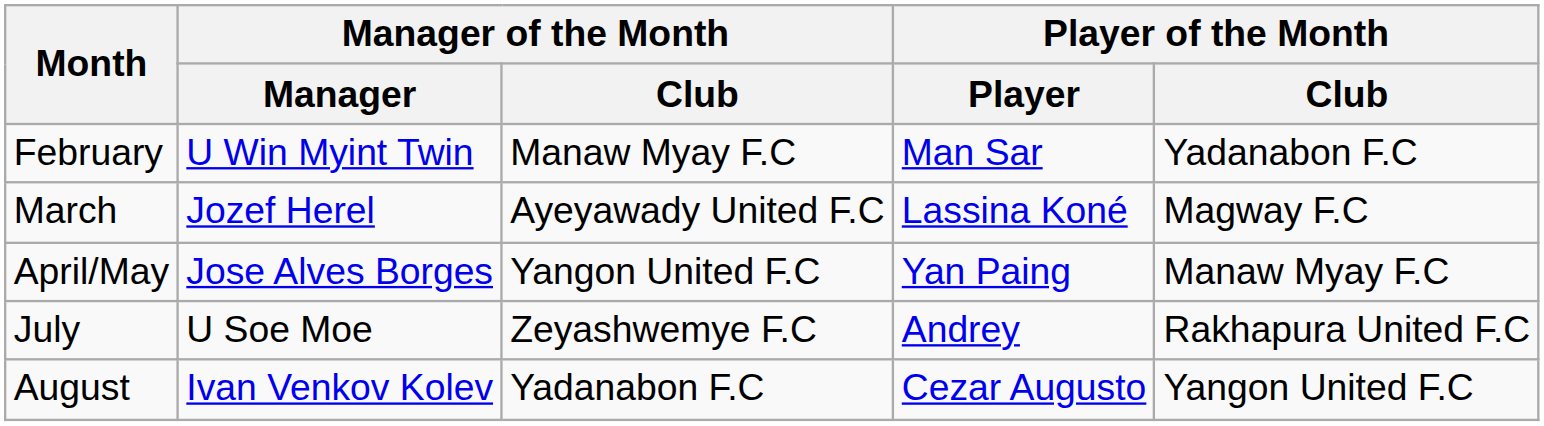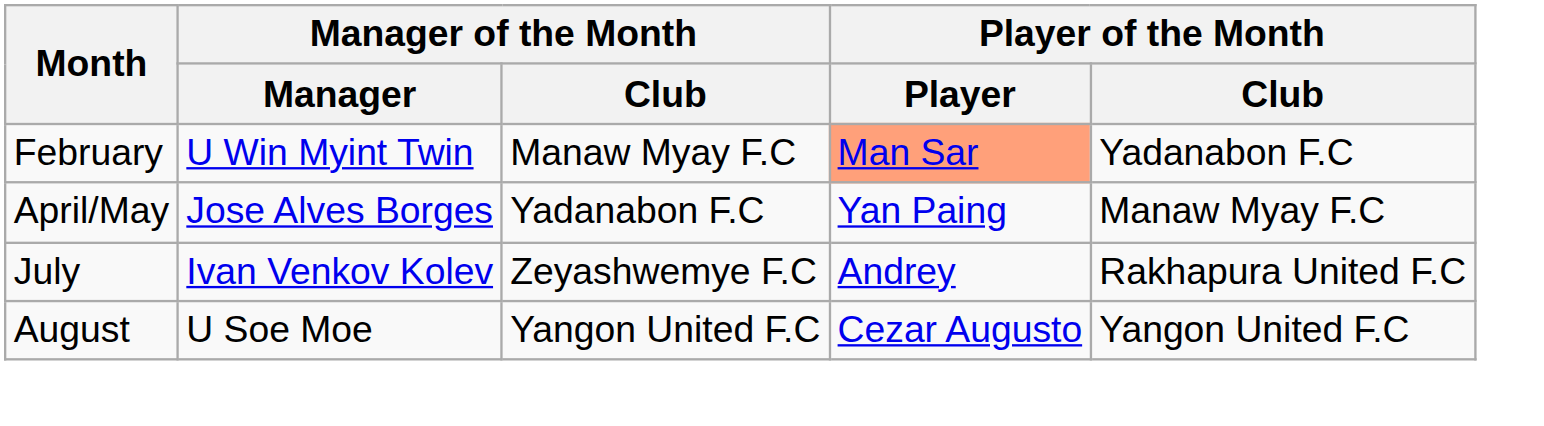(972, 152) no background -> (908, 152) lightsalmon background
- row: (66, 211)
(665, 270) Yangon United F.C -> (637, 211) Yadanabon F.C
(280, 329) U Soe Moe -> (340, 270) Ivan Venkov Kolev
(340, 388) Ivan Venkov Kolev -> (280, 329) U Soe Moe
(637, 388) Yadanabon F.C -> (665, 329) Yangon United F.C
